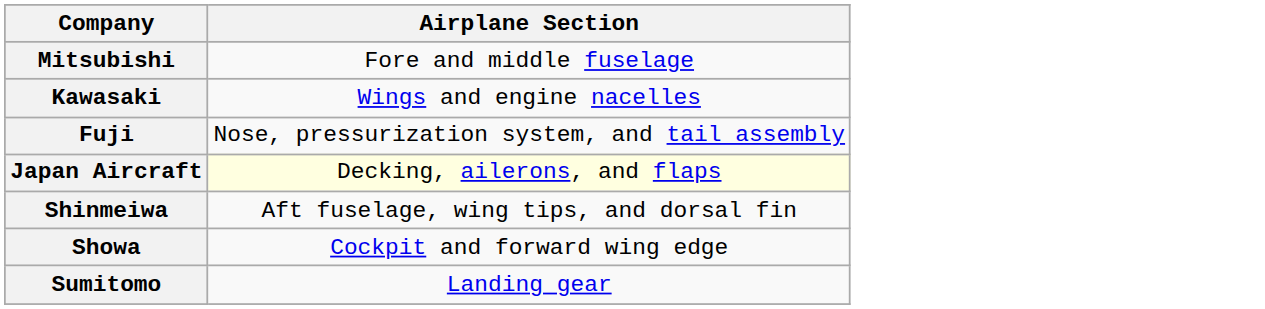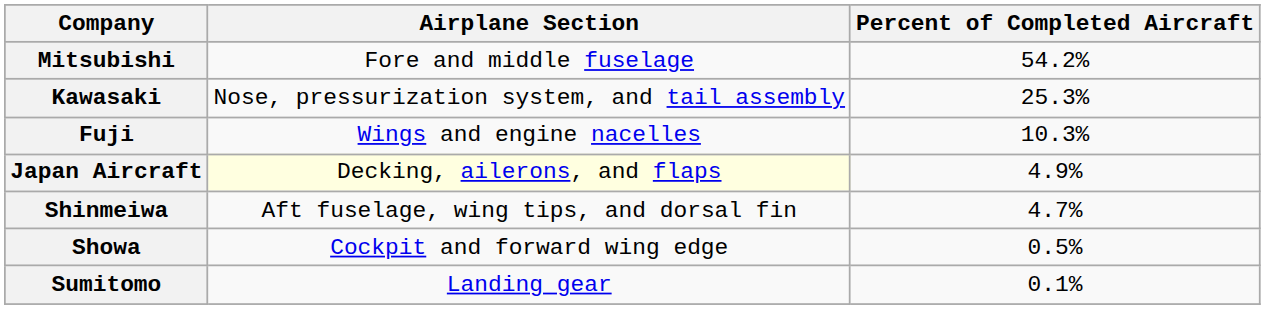+ column: (1055, 24)
(529, 98) Wings and engine nacelles -> (529, 98) Nose, pressurization system, and tail assembly
(529, 135) Nose, pressurization system, and tail assembly -> (529, 135) Wings and engine nacelles
